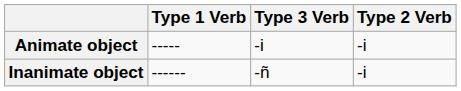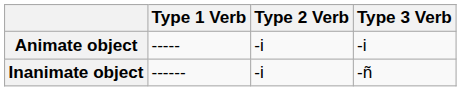columns swapped: (404, 18) <-> (302, 18)
